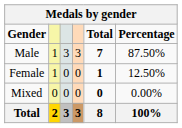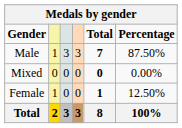rows swapped: (27, 73) <-> (27, 93)
